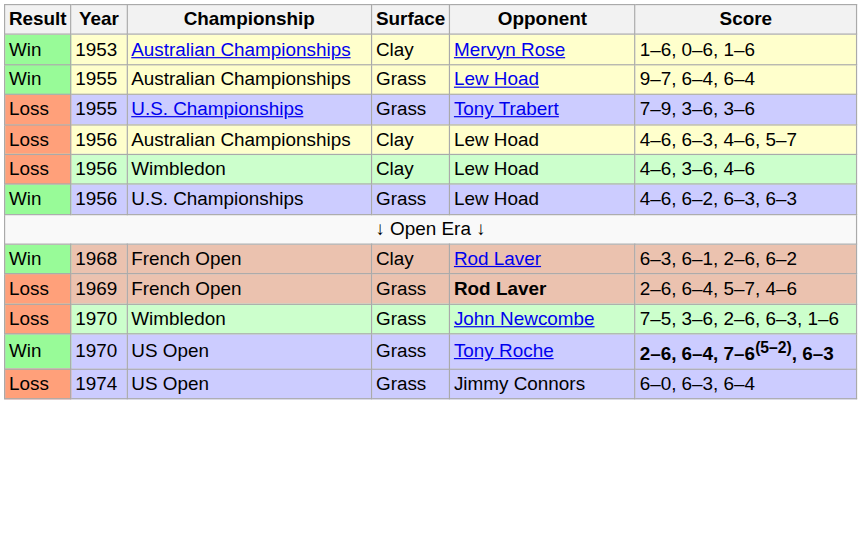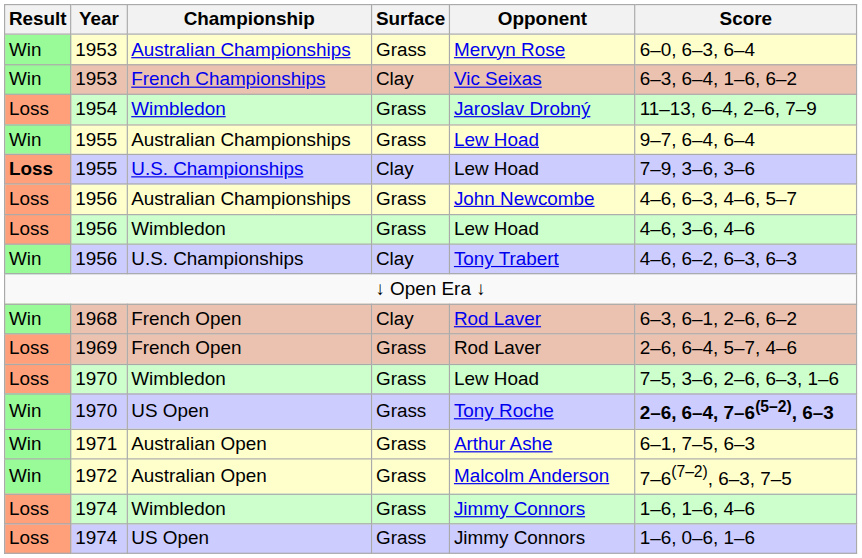(395, 49) Clay -> (401, 49) Grass
(697, 49) 1–6, 0–6, 1–6 -> (697, 49) 6–0, 6–3, 6–4
+ row: (96, 79)
+ row: (96, 109)
(29, 109) normal -> (31, 169) bold
(401, 109) Grass -> (395, 169) Clay
(506, 109) Tony Trabert -> (496, 169) Lew Hoad
(395, 139) Clay -> (401, 199) Grass
(496, 139) Lew Hoad -> (524, 199) John Newcombe
(395, 169) Clay -> (401, 229) Grass
(401, 199) Grass -> (395, 259) Clay
(496, 199) Lew Hoad -> (506, 259) Tony Trabert
(500, 288) bold -> (497, 348) normal
(524, 318) John Newcombe -> (496, 378) Lew Hoad
+ row: (96, 443)
+ row: (96, 476)
+ row: (96, 508)
(697, 383) 6–0, 6–3, 6–4 -> (697, 538) 1–6, 0–6, 1–6
